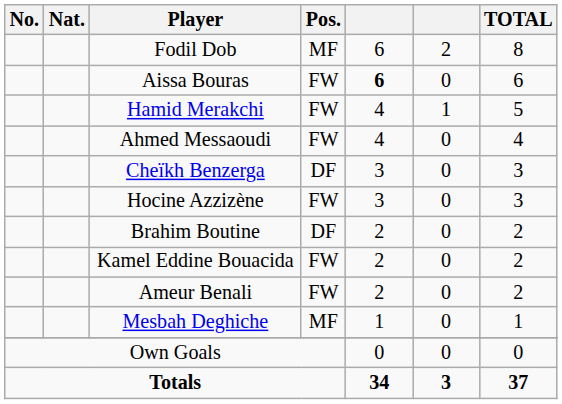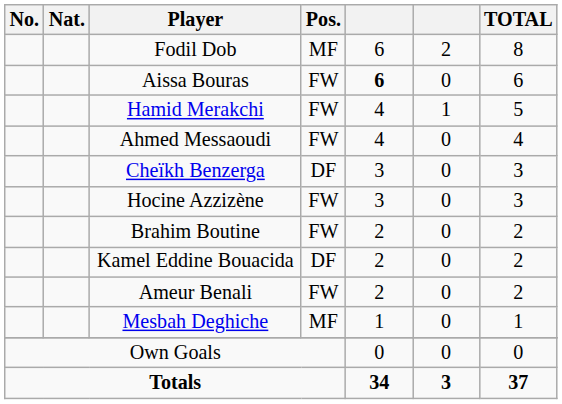(323, 230) DF -> (323, 230) FW
(323, 261) FW -> (323, 261) DF
